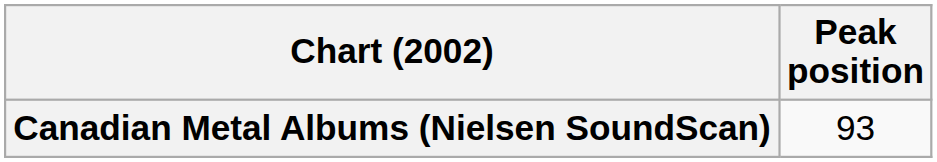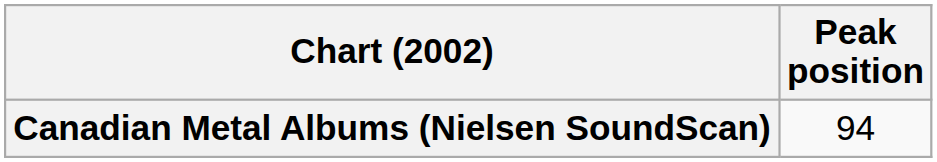(855, 127) 93 -> (855, 127) 94
